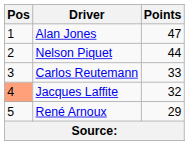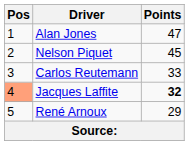(175, 53) 44 -> (175, 53) 45
(175, 92) normal -> (175, 92) bold
